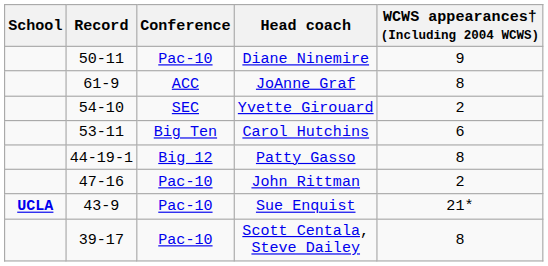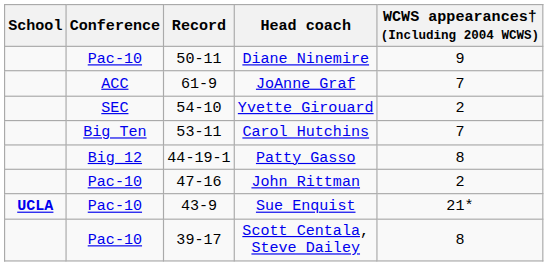columns swapped: (185, 26) <-> (101, 26)
(460, 83) 8 -> (460, 83) 7
(460, 133) 6 -> (460, 133) 7
